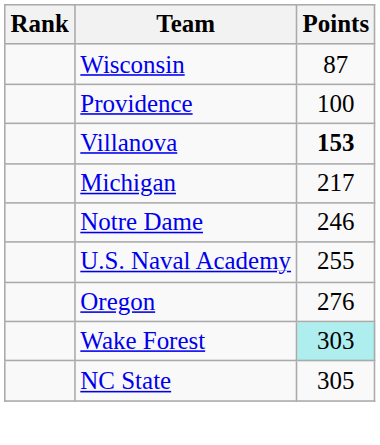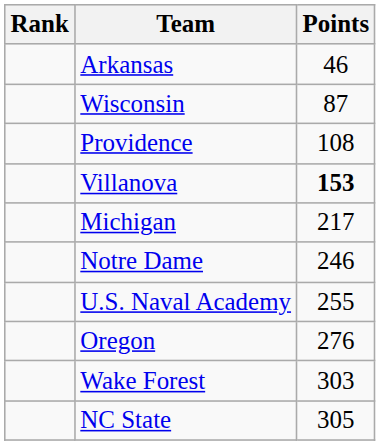+ row: (127, 63)
(336, 103) 100 -> (336, 143) 108
(336, 340) paleturquoise background -> (336, 380) no background
